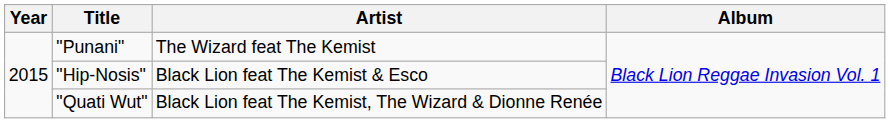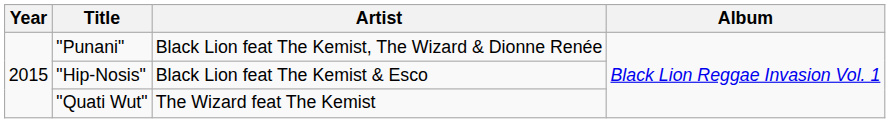(266, 46) The Wizard feat The Kemist -> (379, 46) Black Lion feat The Kemist, The Wizard & Dionne Renée
(379, 103) Black Lion feat The Kemist, The Wizard & Dionne Renée -> (266, 103) The Wizard feat The Kemist
